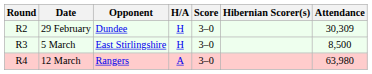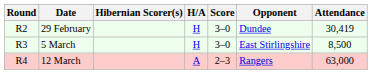columns swapped: (131, 12) <-> (267, 12)
(340, 28) 30,309 -> (340, 28) 30,419
(206, 61) 3–0 -> (222, 61) 2–3
(340, 61) 63,980 -> (340, 61) 63,000
